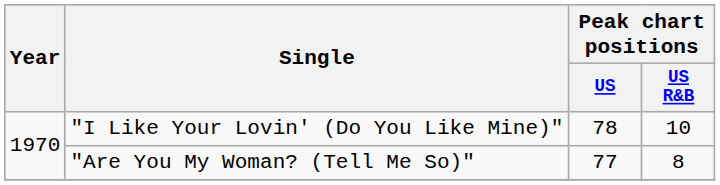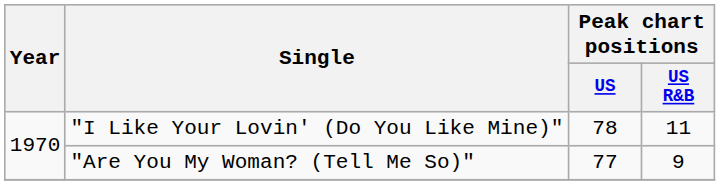(678, 128) 10 -> (678, 128) 11
(678, 162) 8 -> (678, 162) 9
